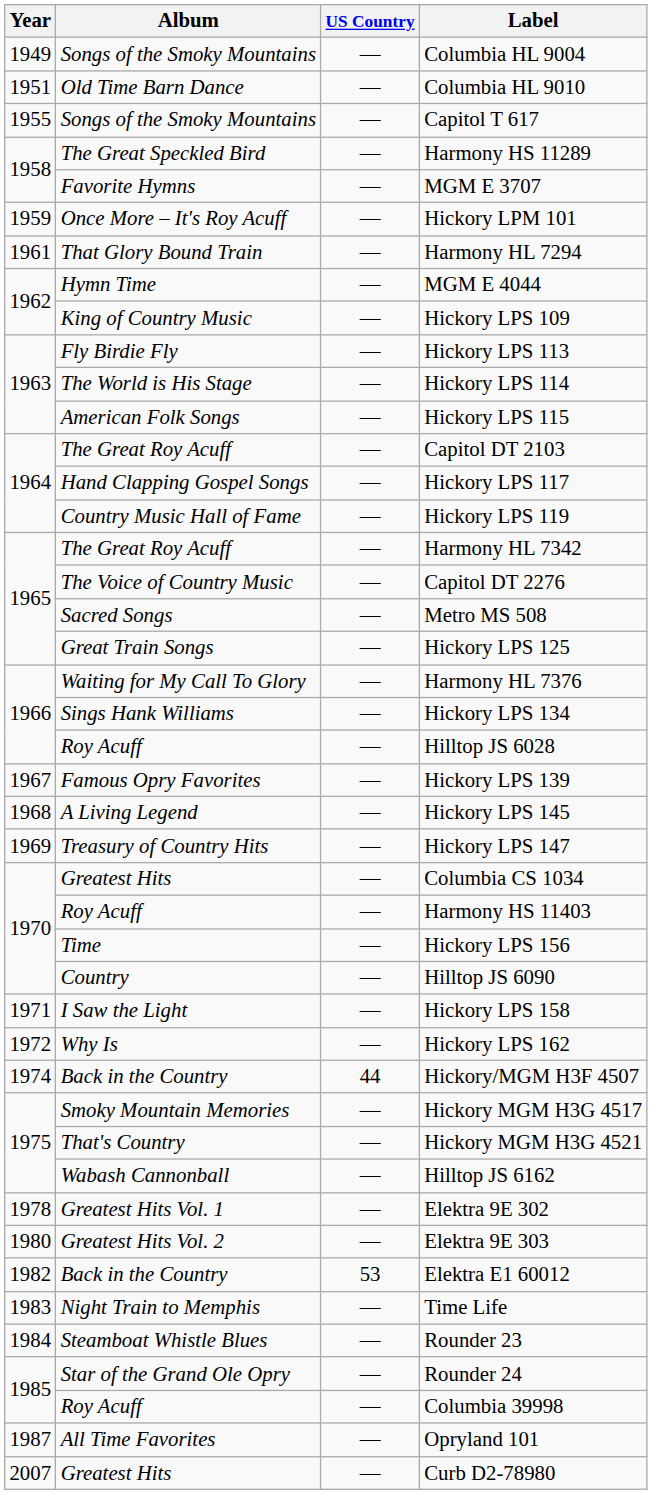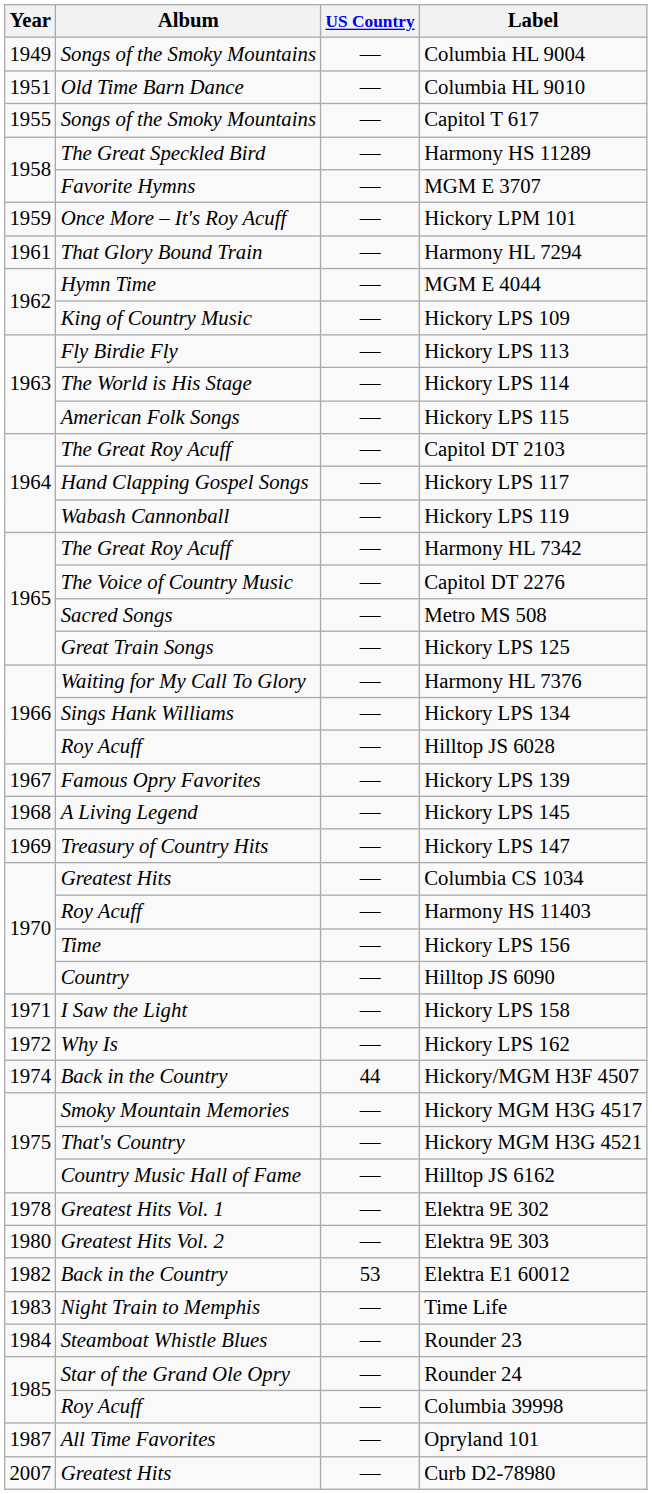(181, 515) Country Music Hall of Fame -> (145, 515) Wabash Cannonball
(145, 1175) Wabash Cannonball -> (181, 1175) Country Music Hall of Fame
